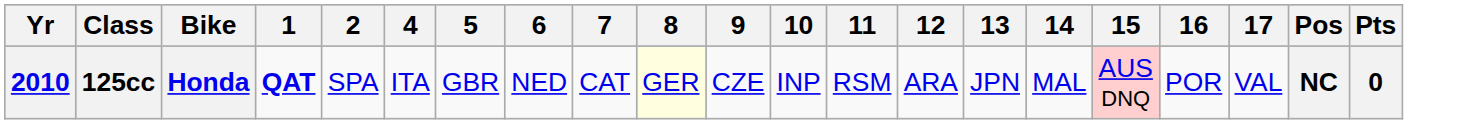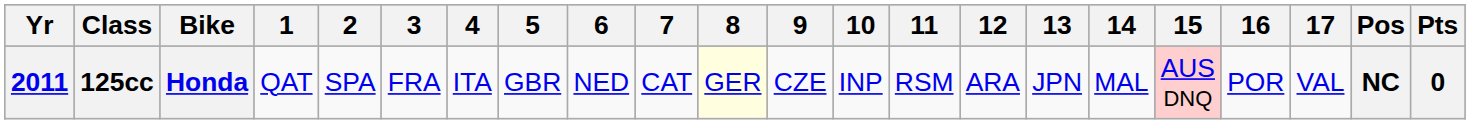+ column: (414, 25)
(40, 82) 2010 -> (40, 82) 2011
(289, 82) bold -> (286, 82) normal
